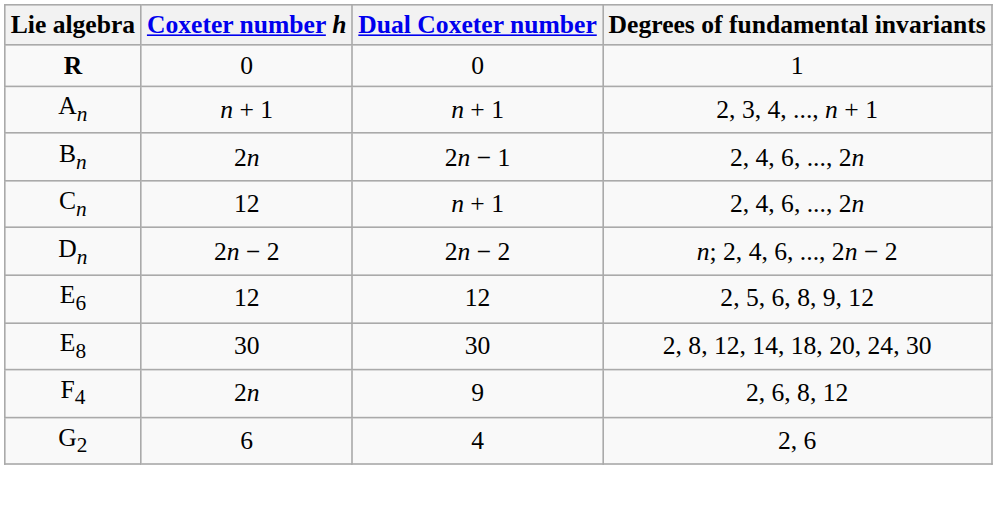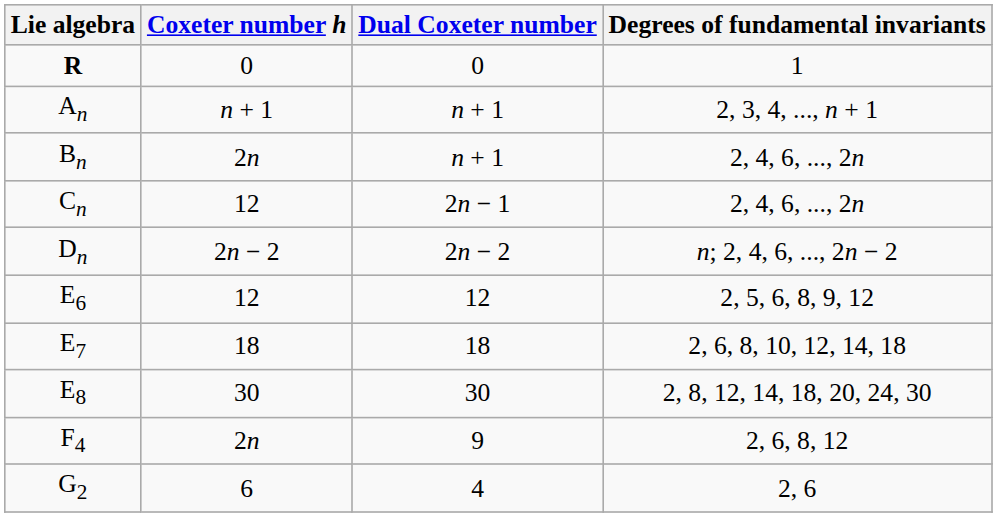(478, 156) 2n − 1 -> (478, 156) n + 1
(478, 203) n + 1 -> (478, 203) 2n − 1
+ row: (73, 345)
